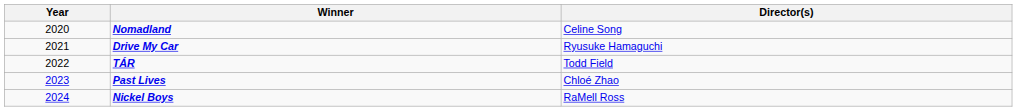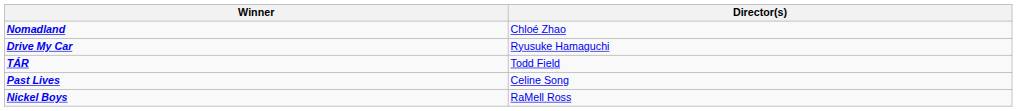- column: (57, 13)
(593, 30) Celine Song -> (538, 30) Chloé Zhao
(591, 81) Chloé Zhao -> (540, 81) Celine Song
